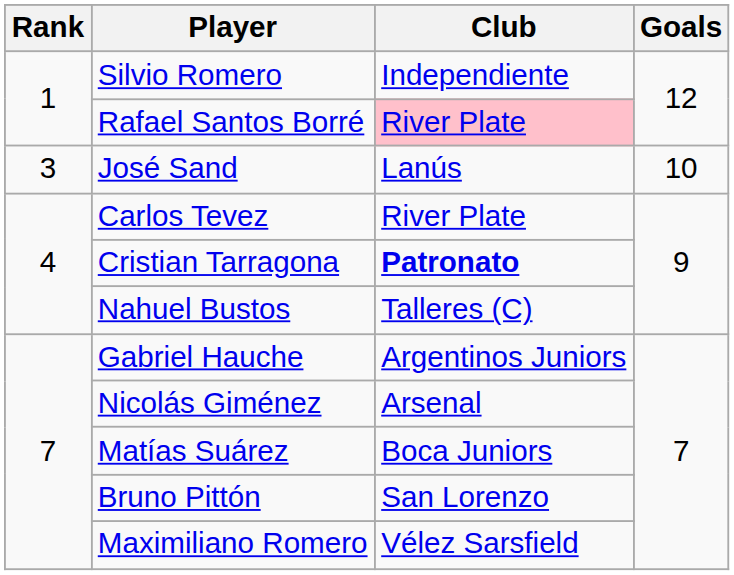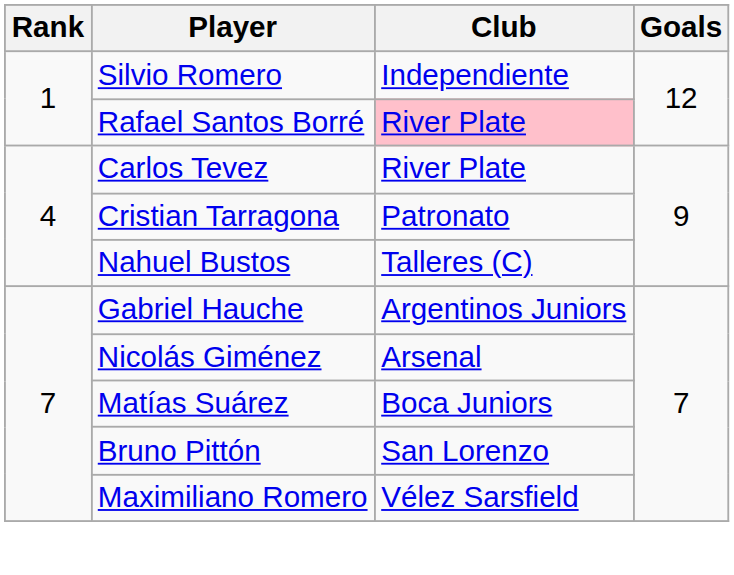- row: (168, 168)
(450, 262) bold -> (445, 215) normal
